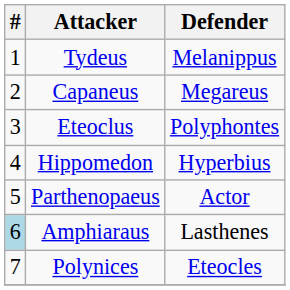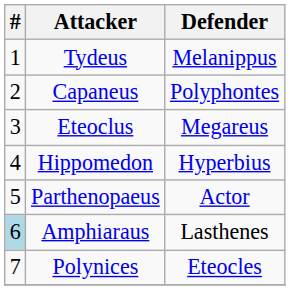(225, 92) Megareus -> (225, 92) Polyphontes
(225, 127) Polyphontes -> (225, 127) Megareus
